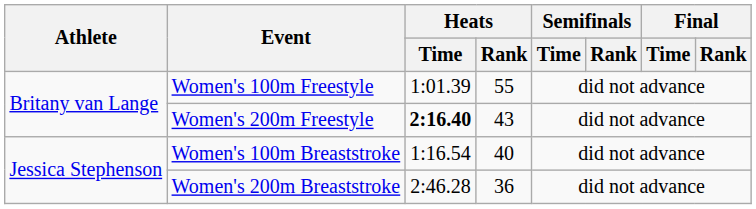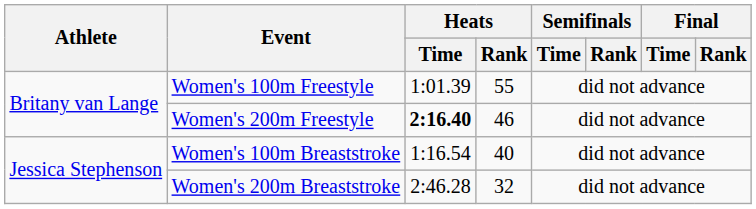(504, 120) 43 -> (504, 120) 46
(504, 186) 36 -> (504, 186) 32
